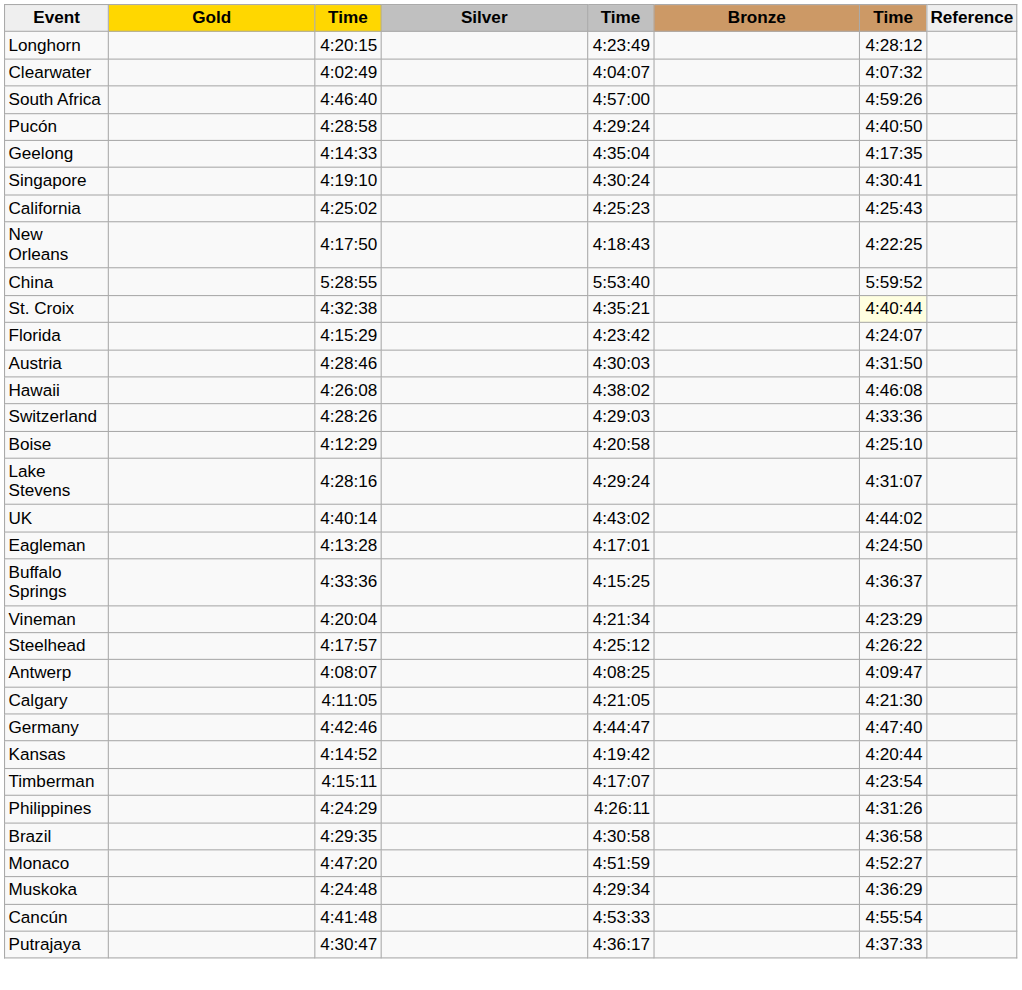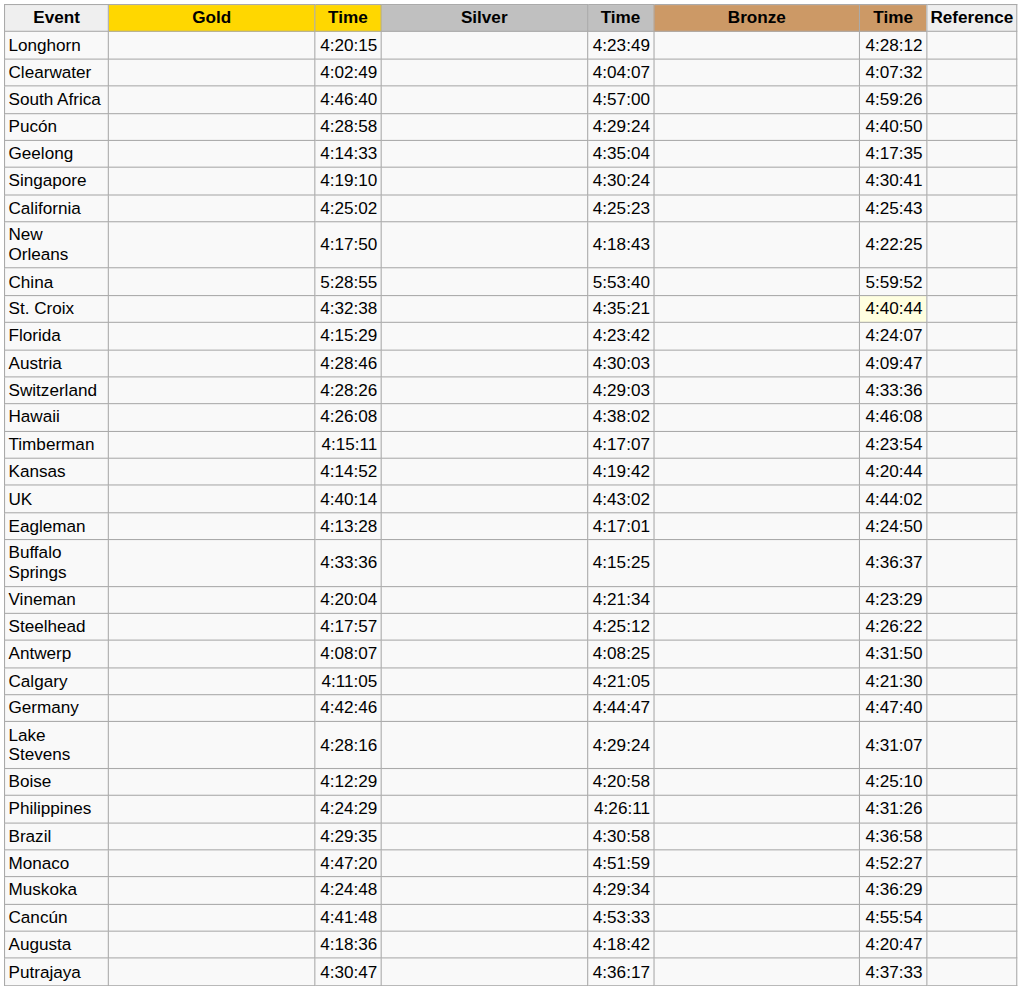(894, 363) 4:31:50 -> (894, 363) 4:09:47
rows swapped: (34, 390) <-> (53, 417)
rows swapped: (30, 444) <-> (51, 781)
rows swapped: (37, 754) <-> (39, 481)
(894, 673) 4:09:47 -> (894, 653) 4:31:50
+ row: (40, 944)
